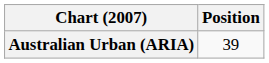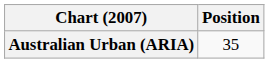(231, 44) 39 -> (231, 44) 35
